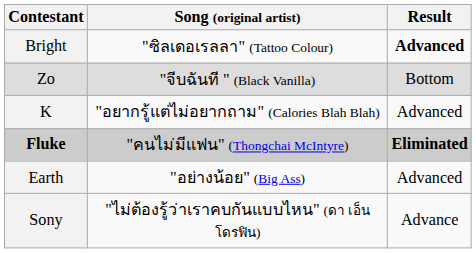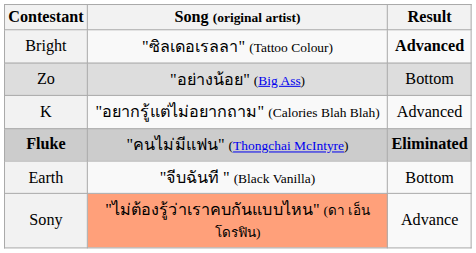(238, 79) "จีบฉันที " (Black Vanilla) -> (238, 79) "อย่างน้อย" (Big Ass)
(238, 177) "อย่างน้อย" (Big Ass) -> (238, 177) "จีบฉันที " (Black Vanilla)
(430, 177) Advanced -> (430, 177) Bottom
(238, 221) no background -> (238, 221) lightsalmon background
